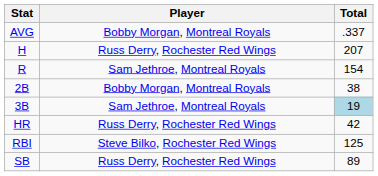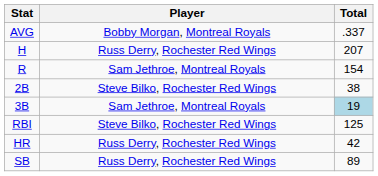(187, 87) Bobby Morgan, Montreal Royals -> (187, 87) Steve Bilko, Rochester Red Wings
rows swapped: (22, 124) <-> (22, 143)
